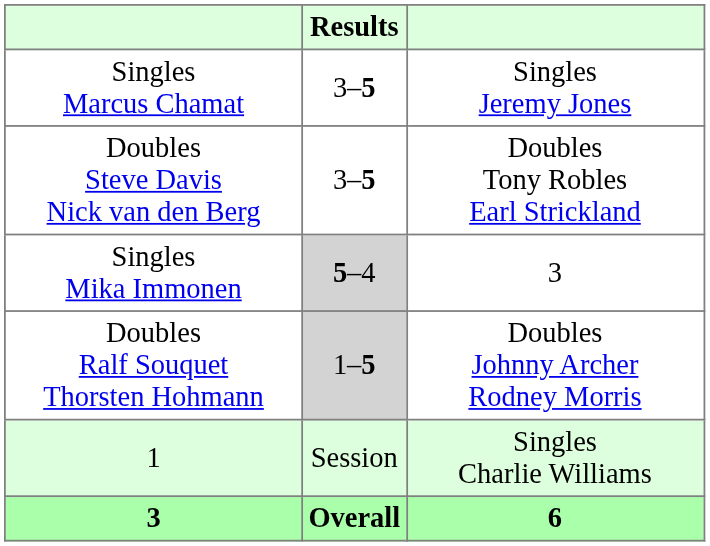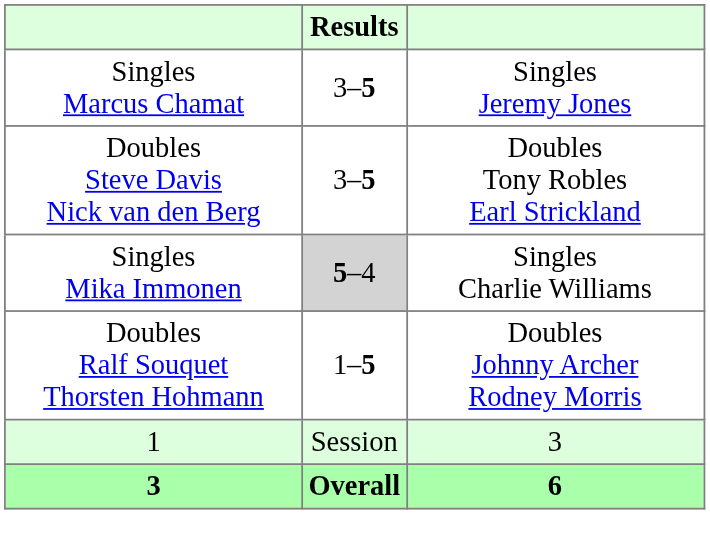(555, 272) 3 -> (555, 272) Singles Charlie Williams
(354, 364) lightgrey background -> (354, 364) no background
(555, 457) Singles Charlie Williams -> (555, 441) 3
